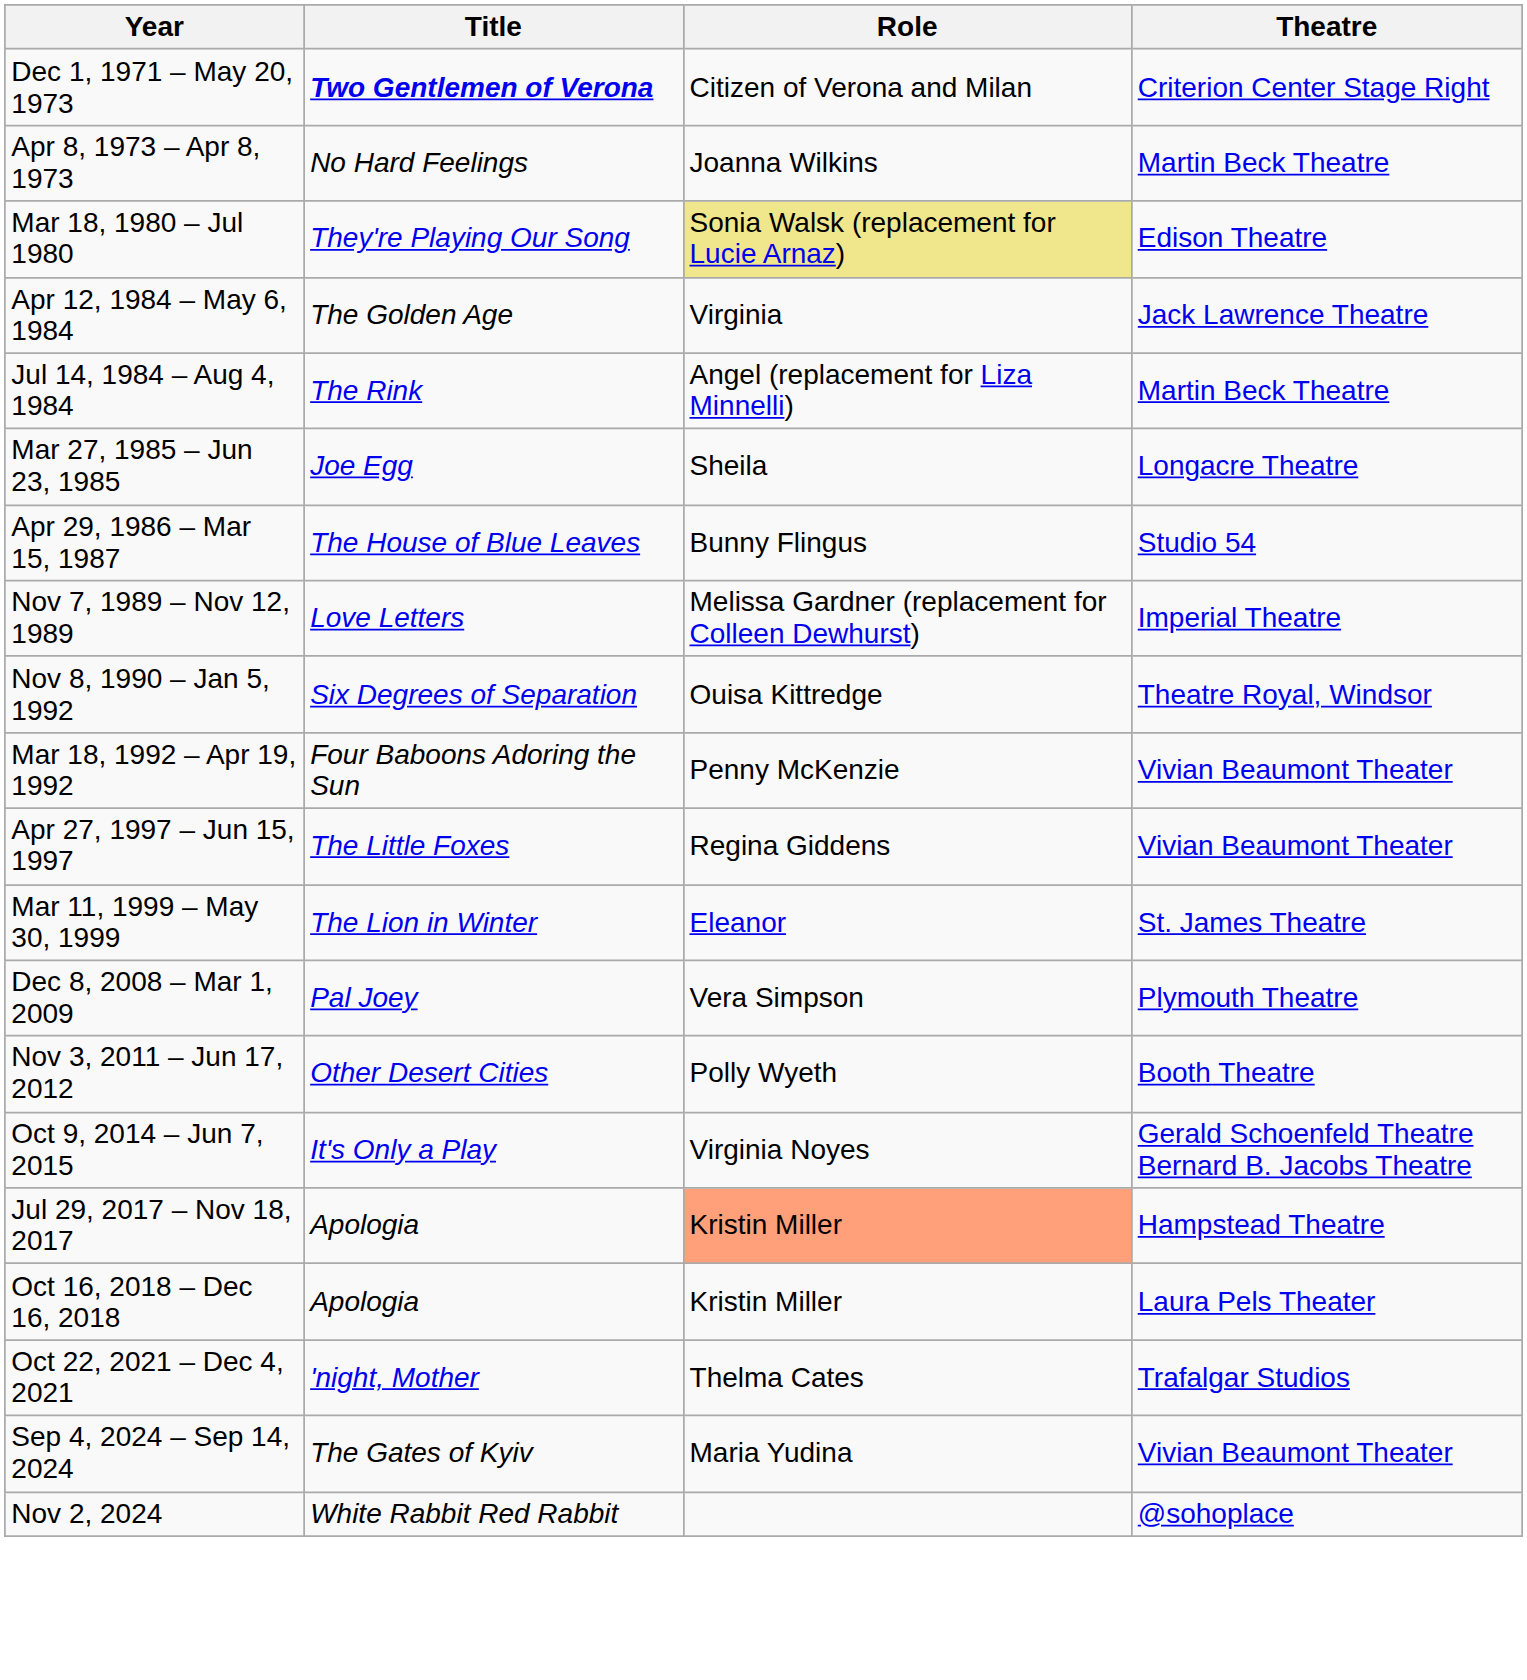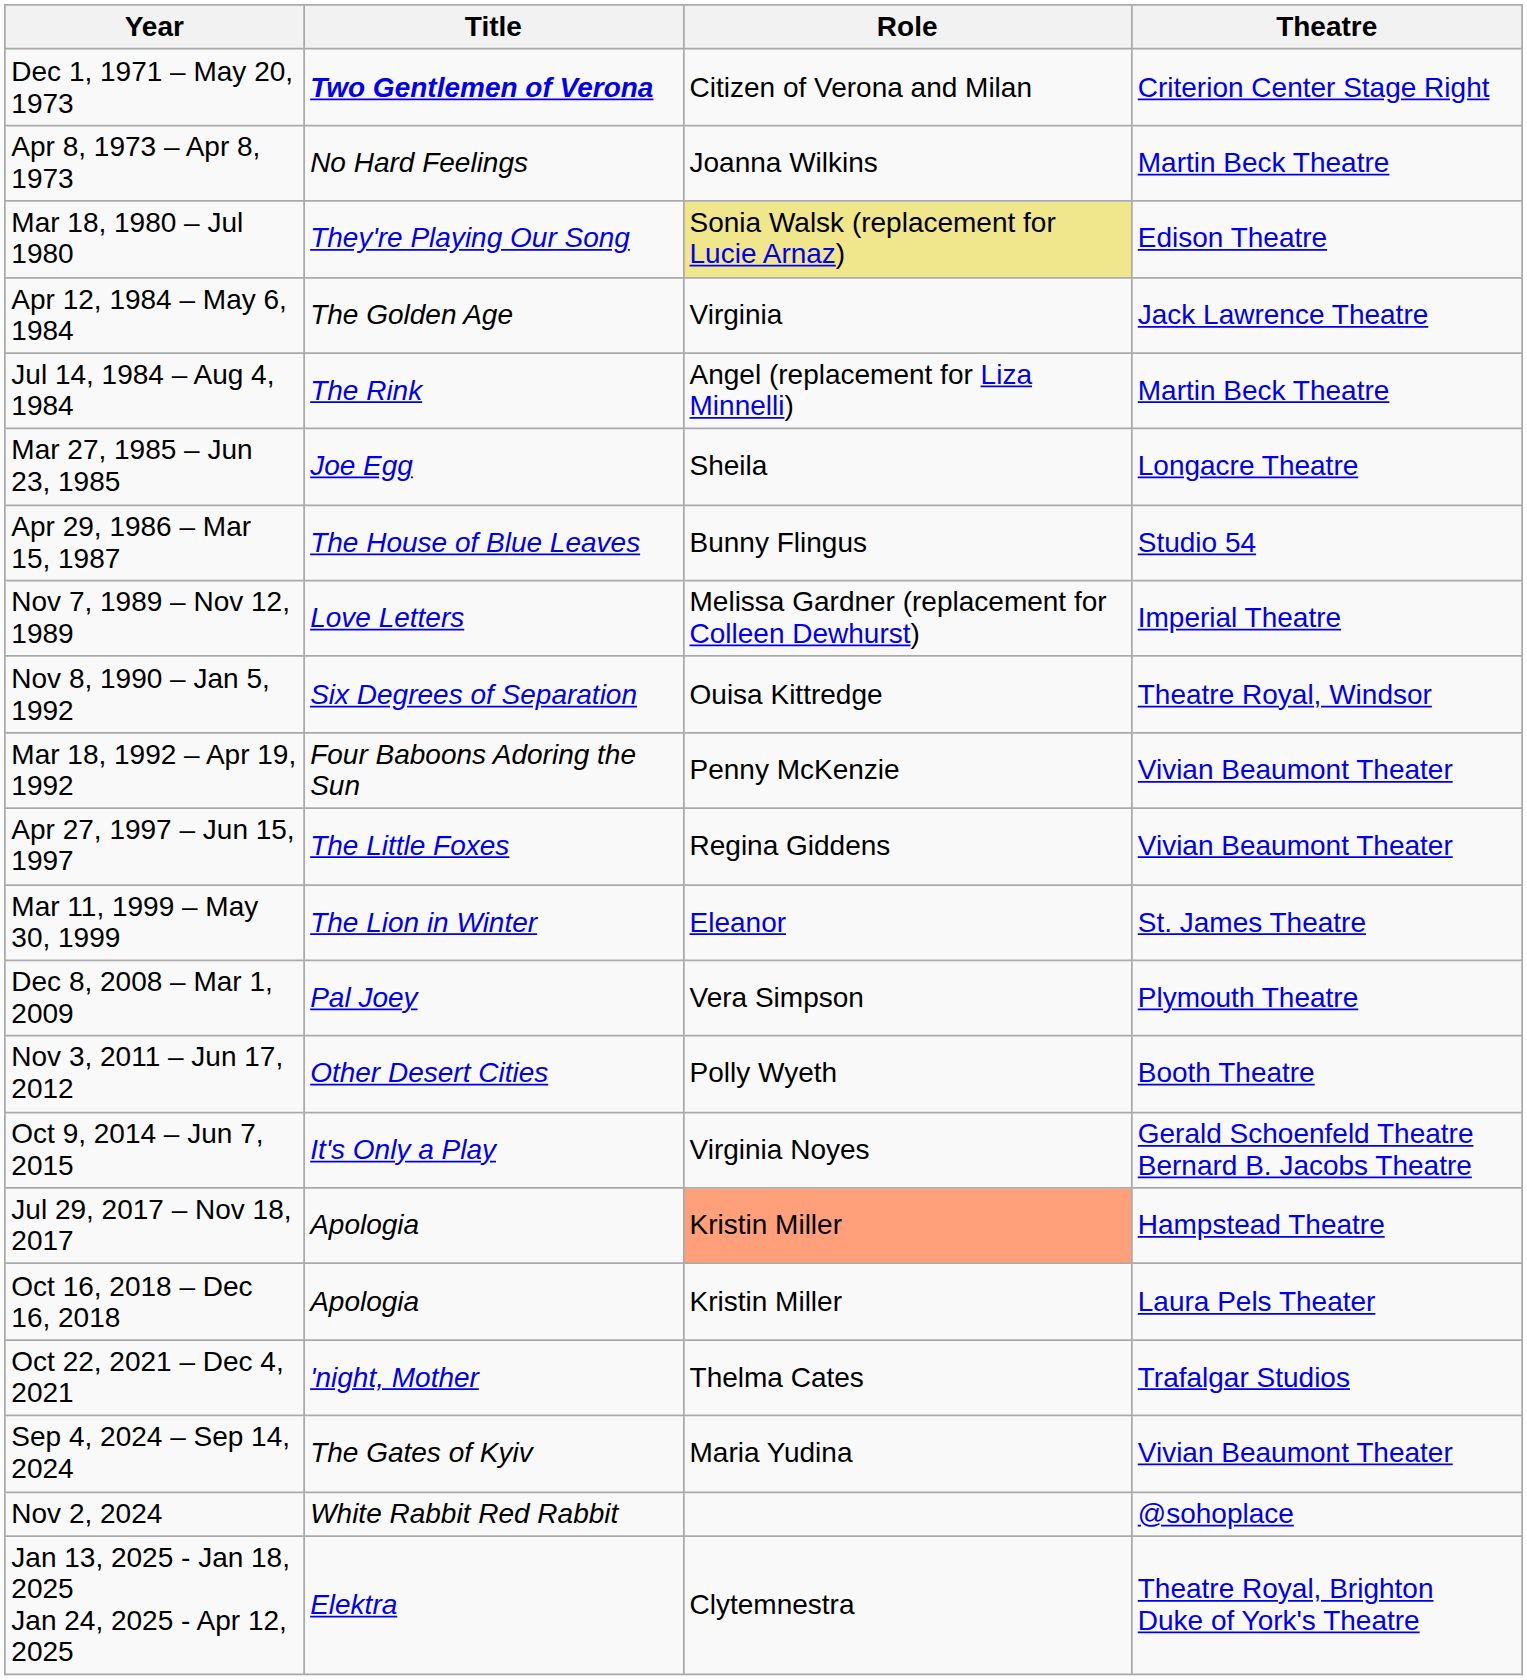+ row: (151, 1604)
